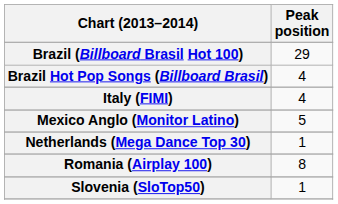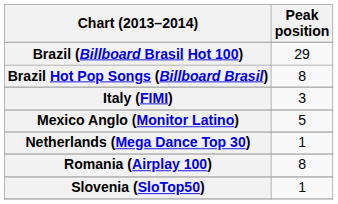(302, 76) 4 -> (302, 76) 8
(302, 98) 4 -> (302, 98) 3
